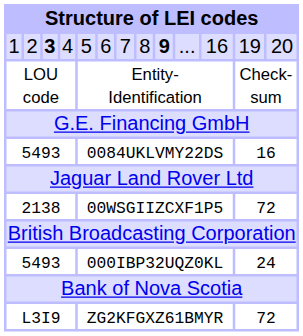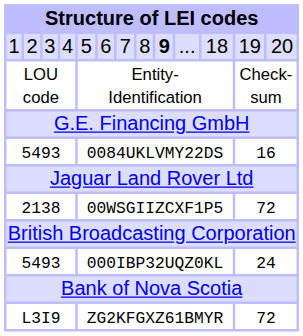(50, 46) bold -> (50, 46) normal
(217, 46) 16 -> (217, 46) 18
